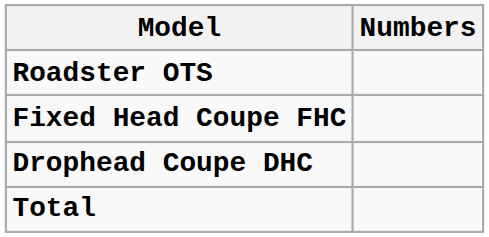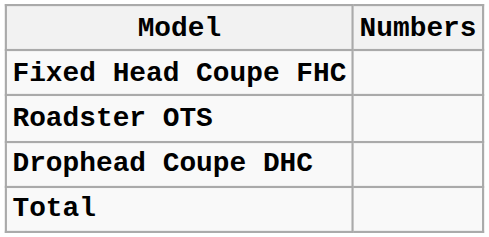rows swapped: (113, 73) <-> (179, 118)
